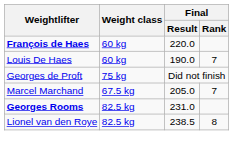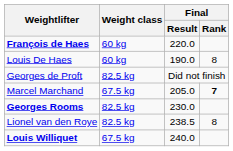(214, 60) 7 -> (214, 60) 8
(114, 75) 75 kg -> (118, 75) 82.5 kg
(214, 91) normal -> (214, 91) bold
(182, 107) 231.0 -> (182, 107) 230.0
+ row: (42, 138)
